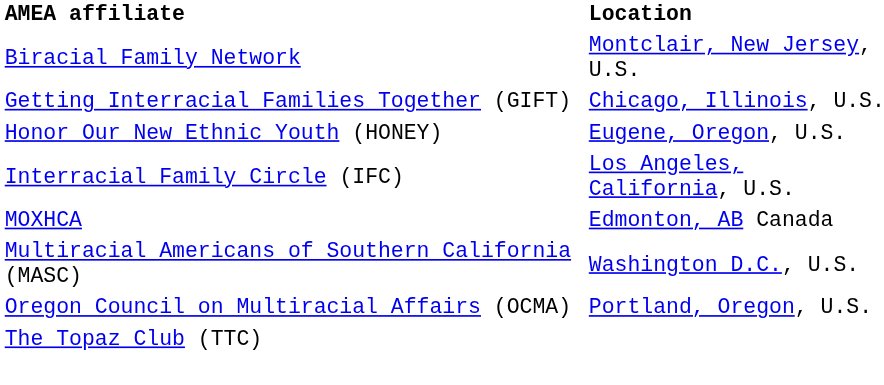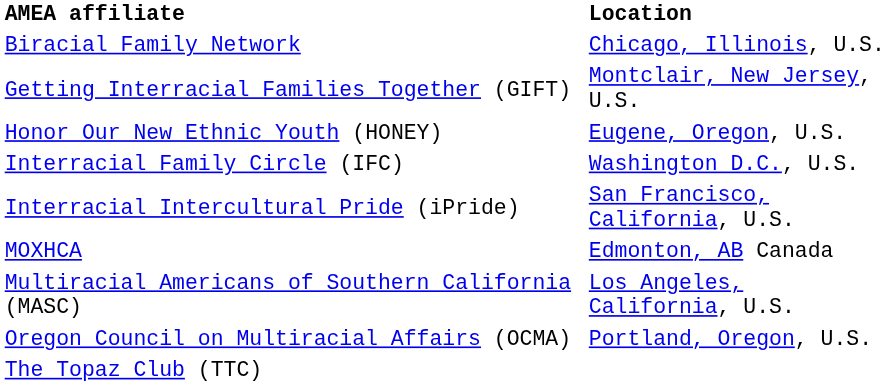(730, 58) Montclair, New Jersey, U.S. -> (737, 45) Chicago, Illinois, U.S.
(737, 101) Chicago, Illinois, U.S. -> (730, 89) Montclair, New Jersey, U.S.
(692, 176) Los Angeles, California, U.S. -> (724, 164) Washington D.C., U.S.
+ row: (262, 208)
(724, 264) Washington D.C., U.S. -> (692, 295) Los Angeles, California, U.S.
